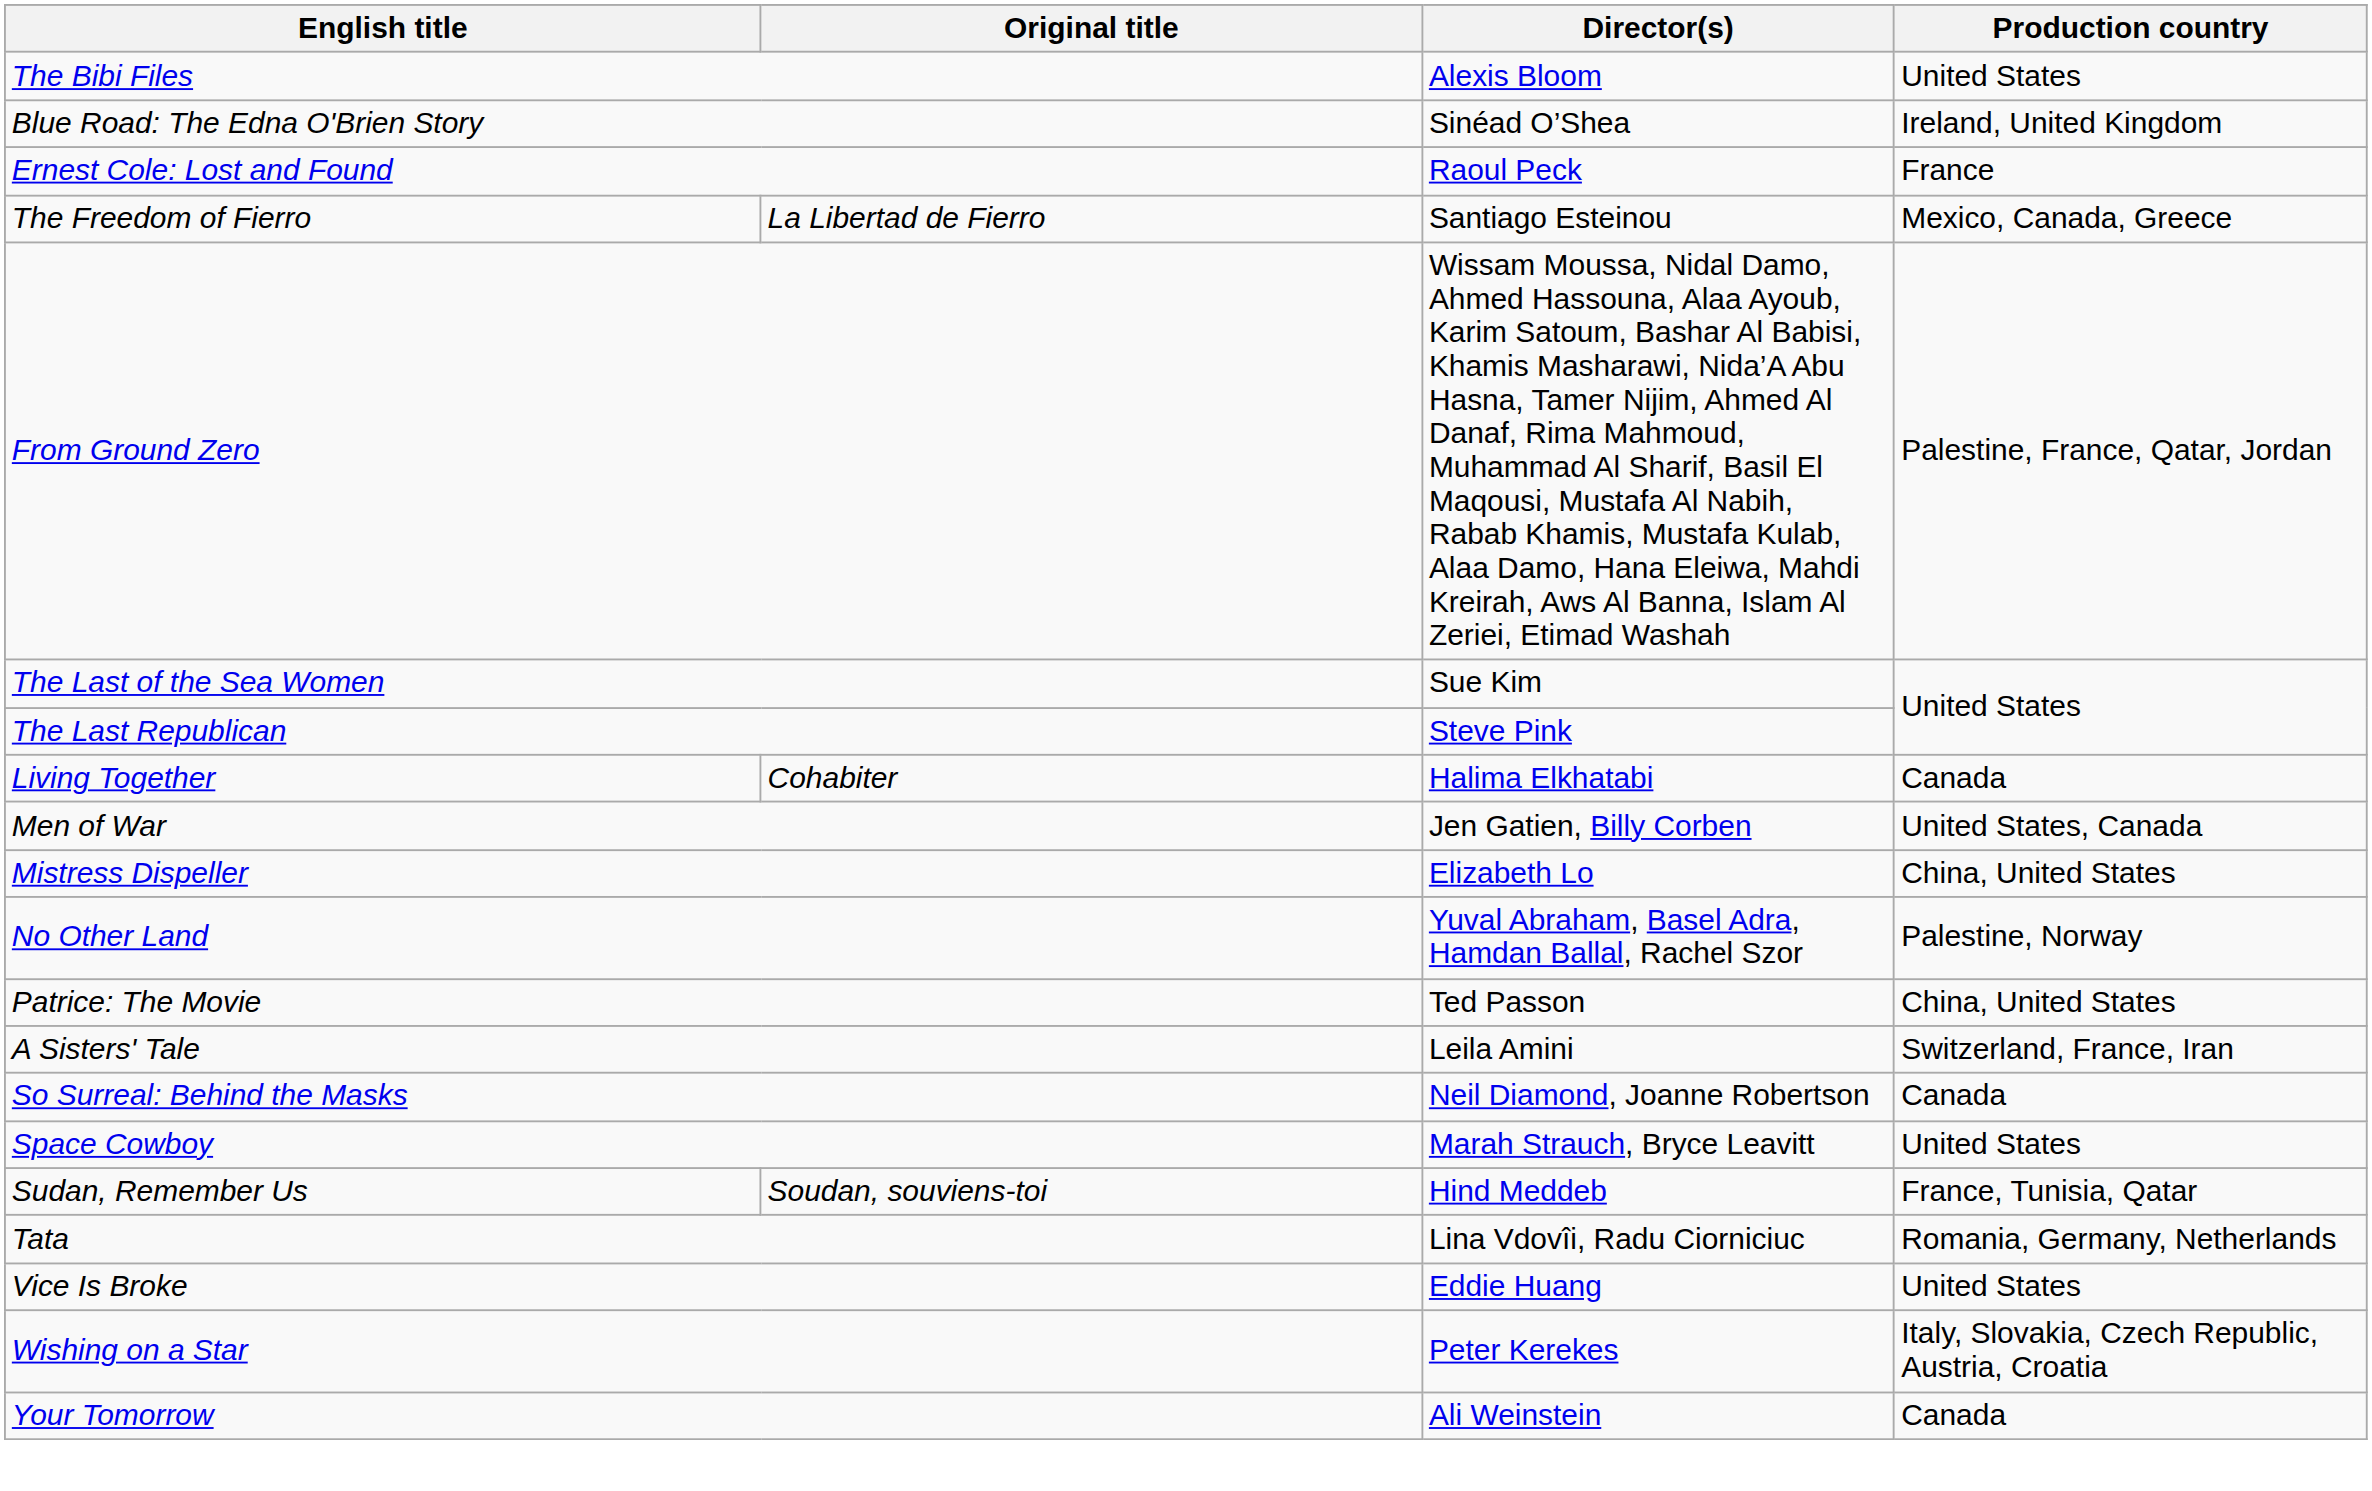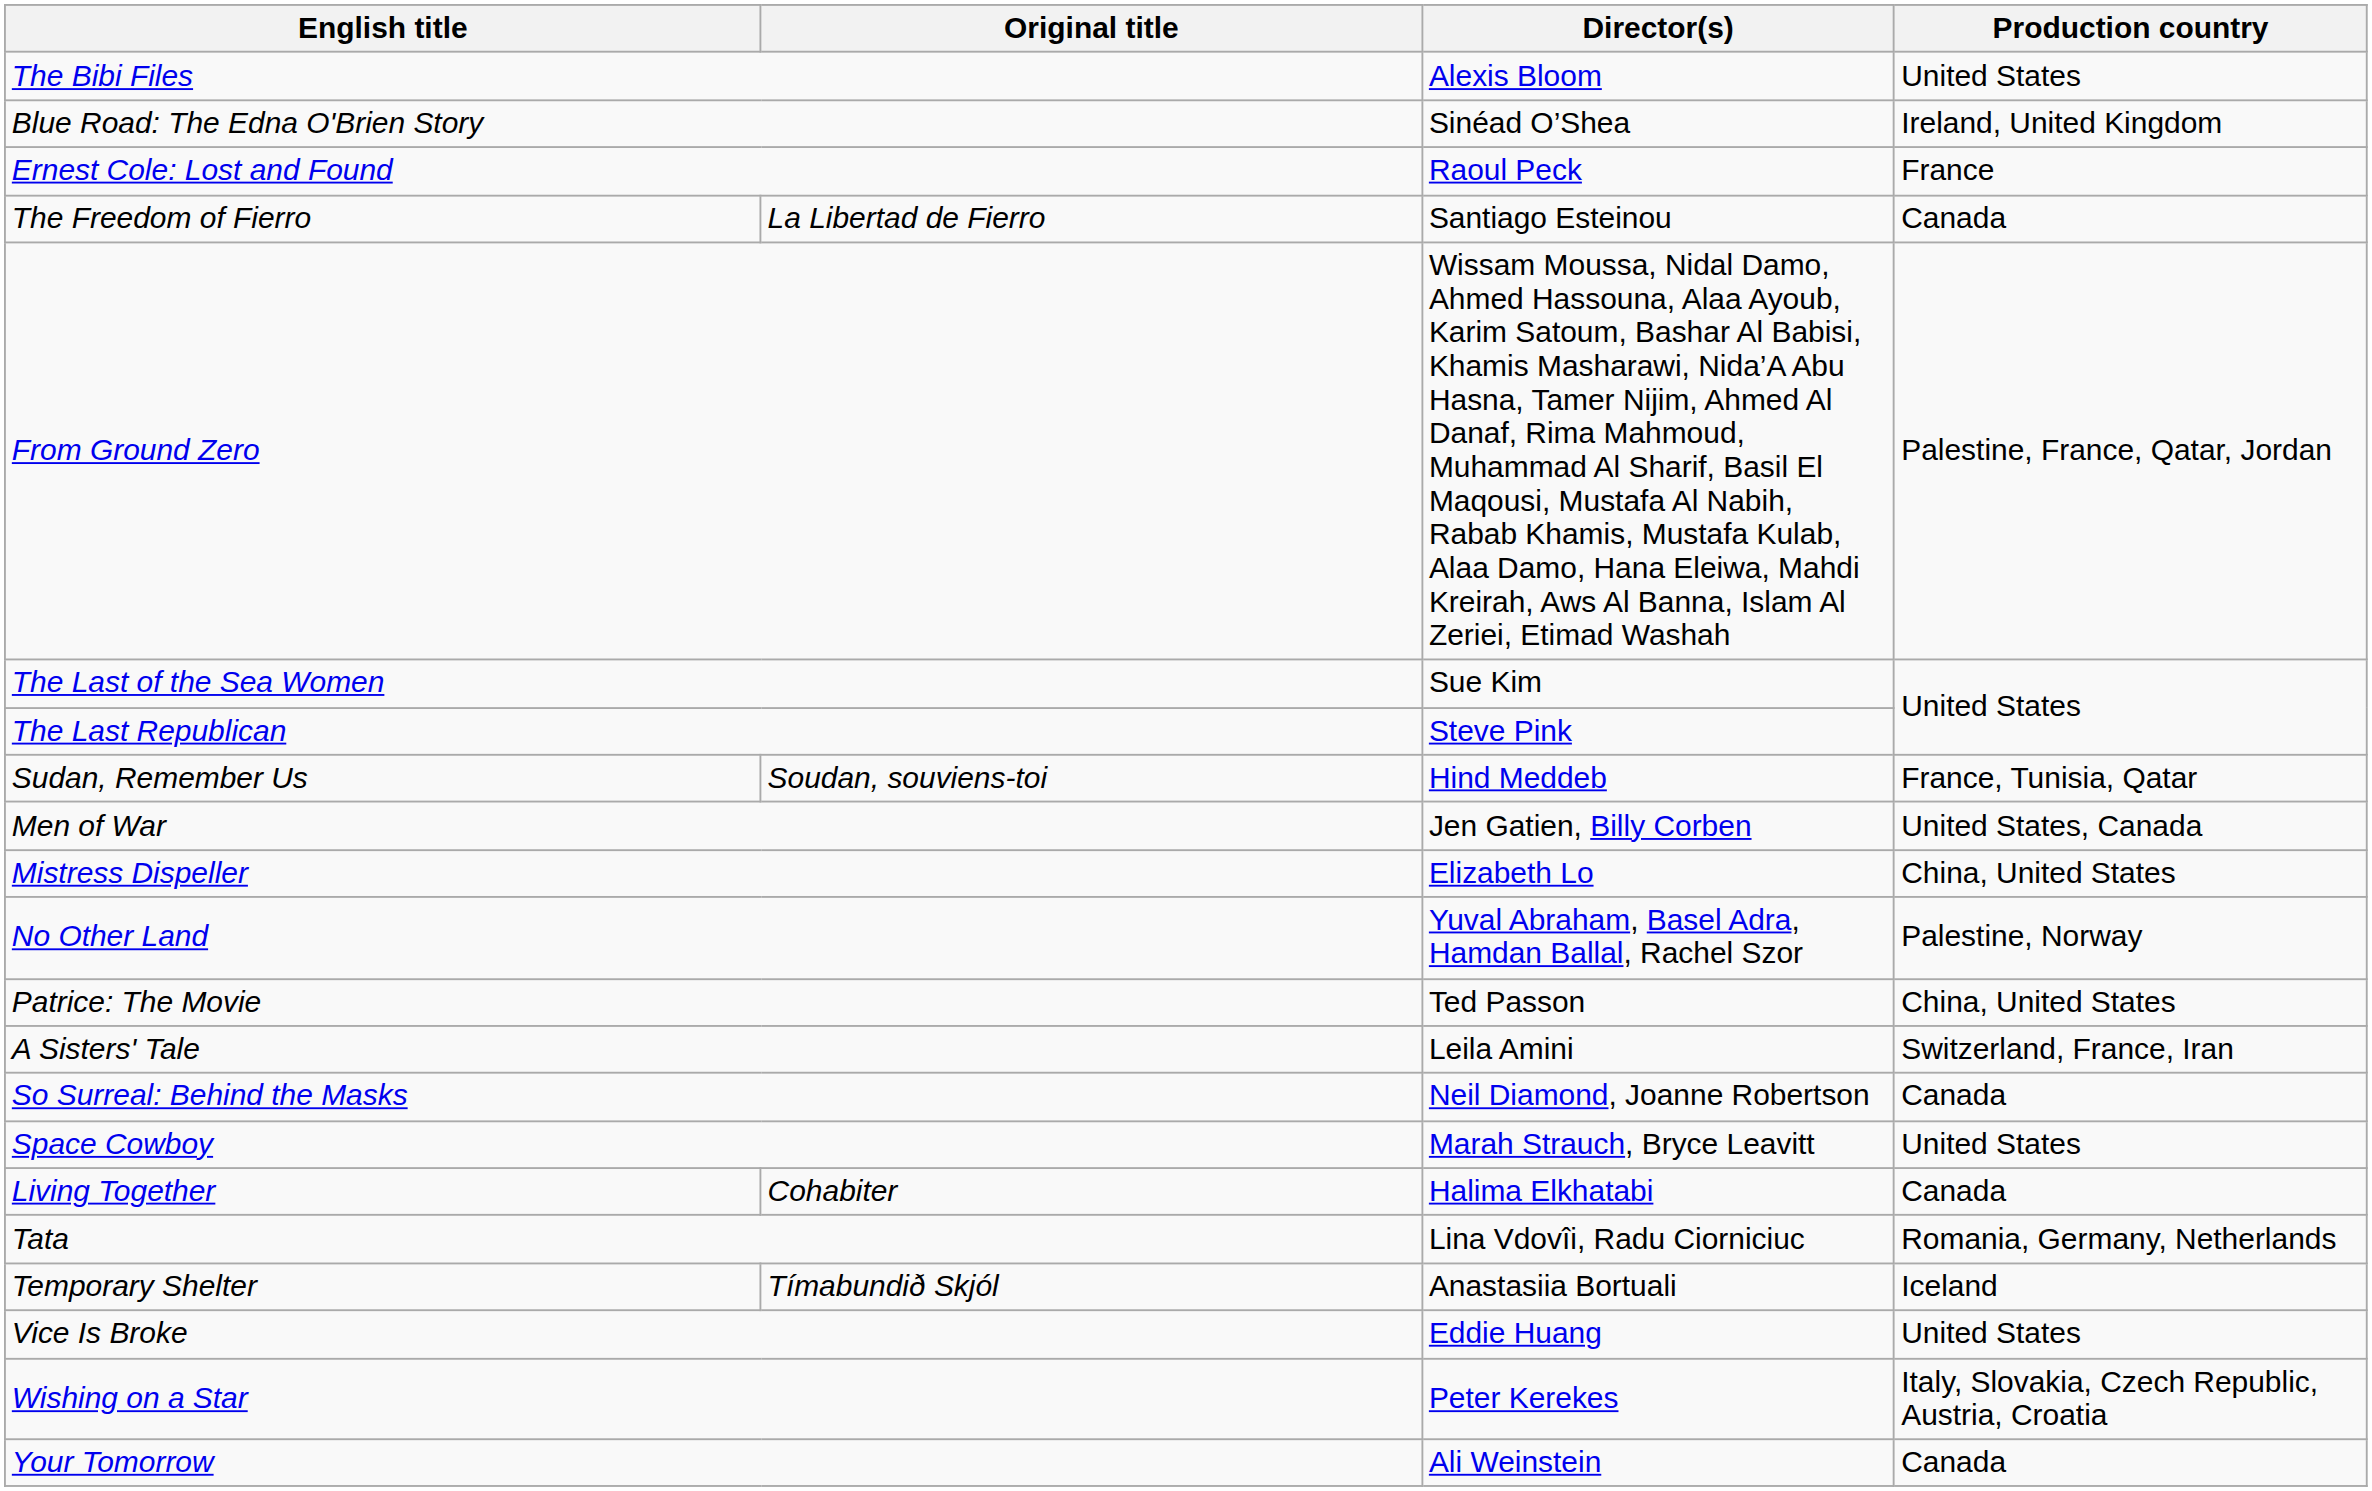(2067, 218) Mexico, Canada, Greece -> (1954, 218) Canada
rows swapped: (114, 778) <-> (160, 1191)
+ row: (134, 1286)
